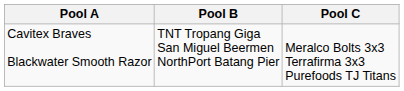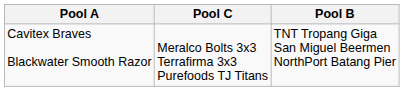columns swapped: (218, 14) <-> (341, 14)
